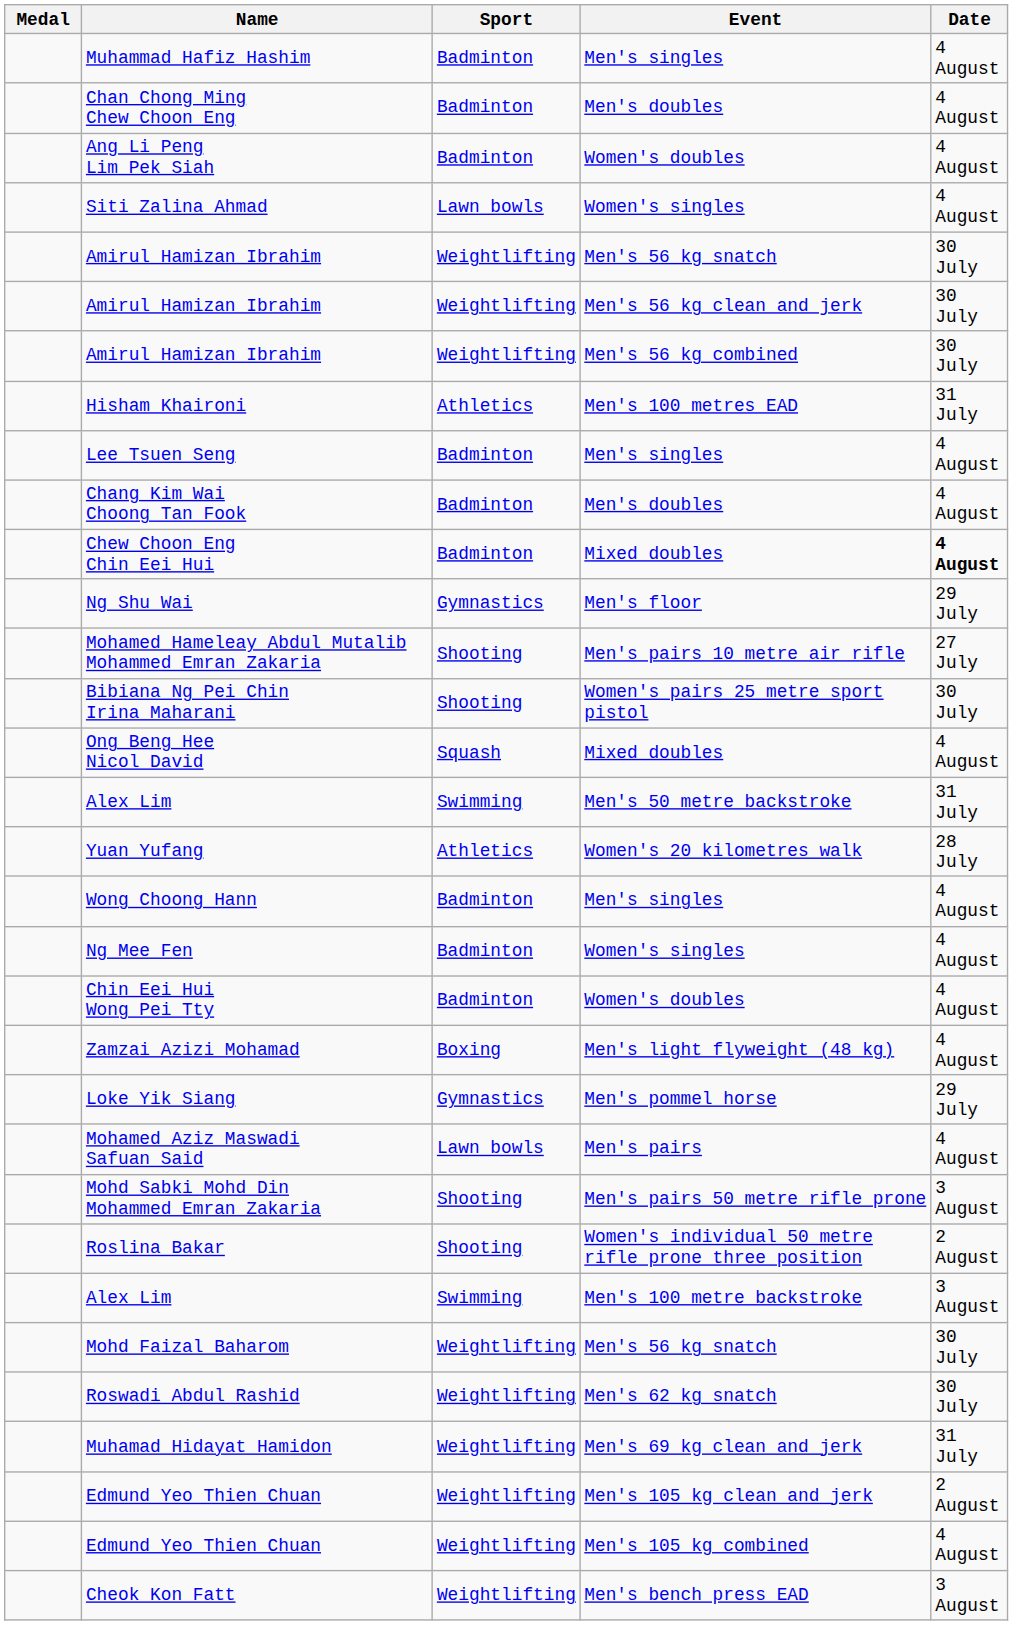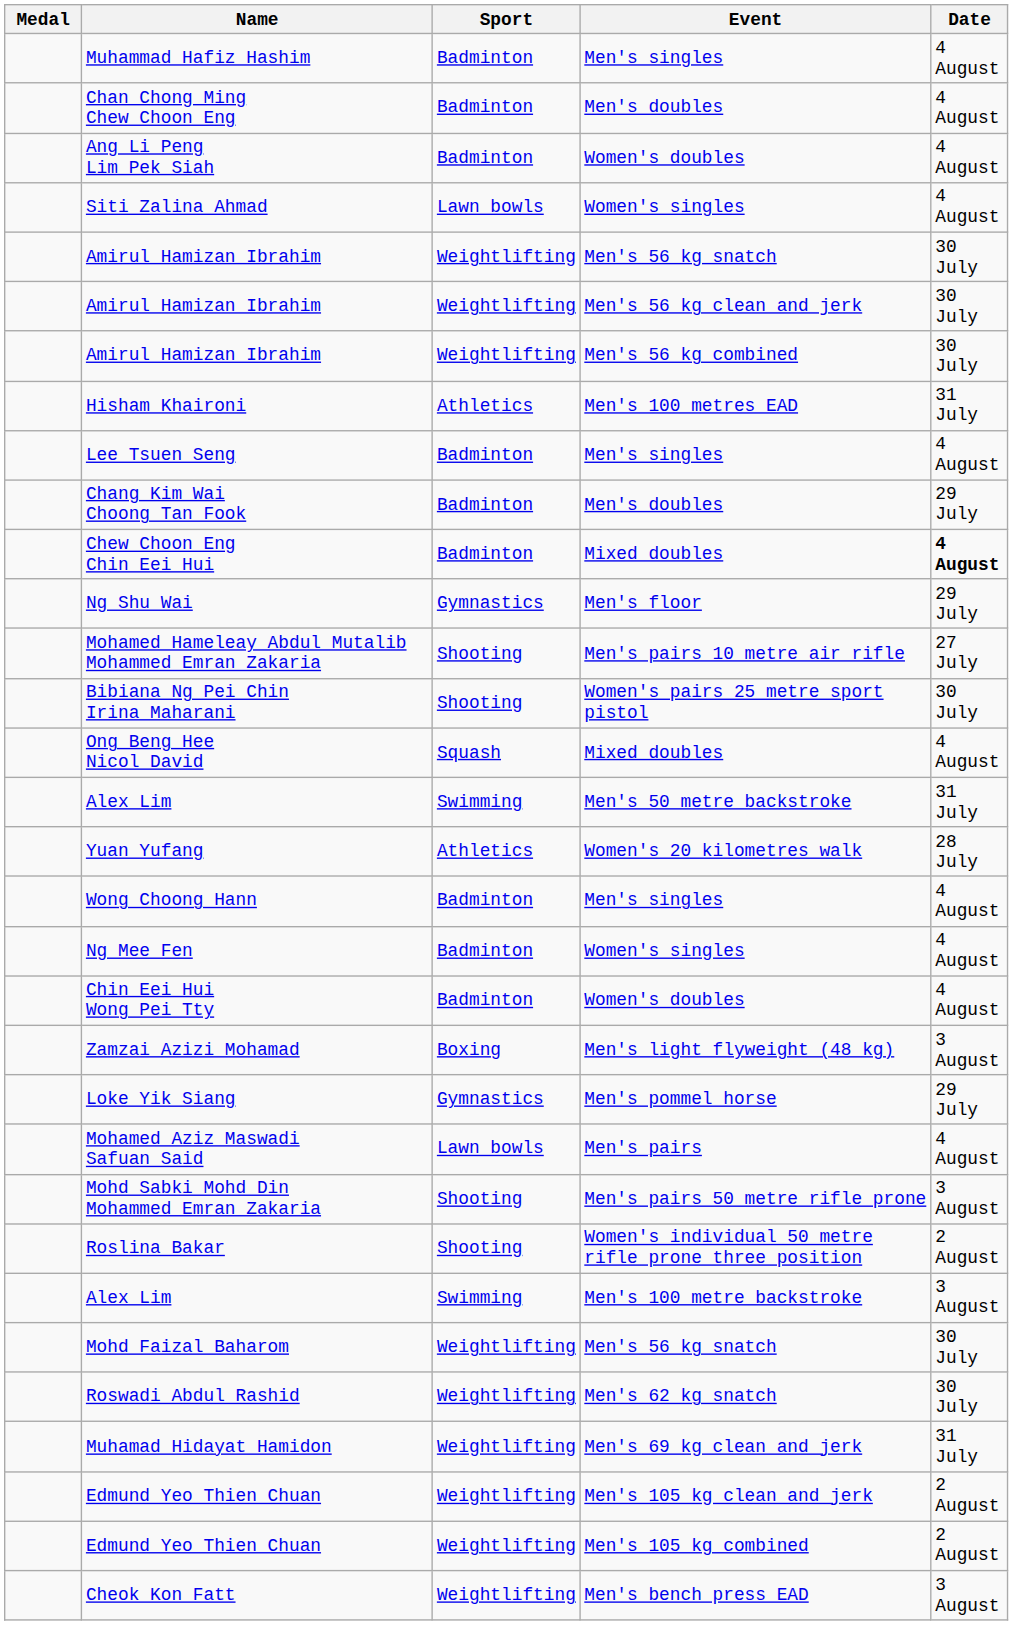(967, 505) 4 August -> (957, 505) 29 July
(967, 1050) 4 August -> (967, 1050) 3 August
(967, 1546) 4 August -> (967, 1546) 2 August
